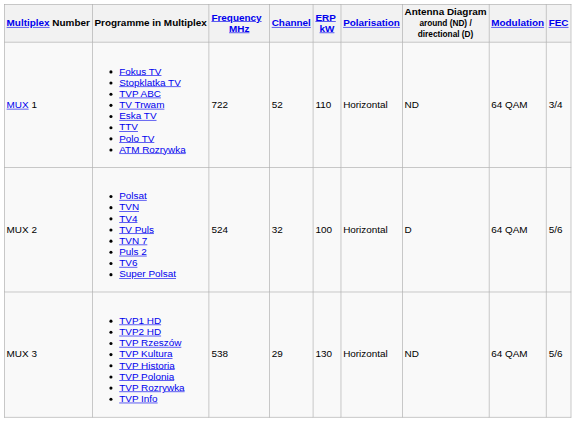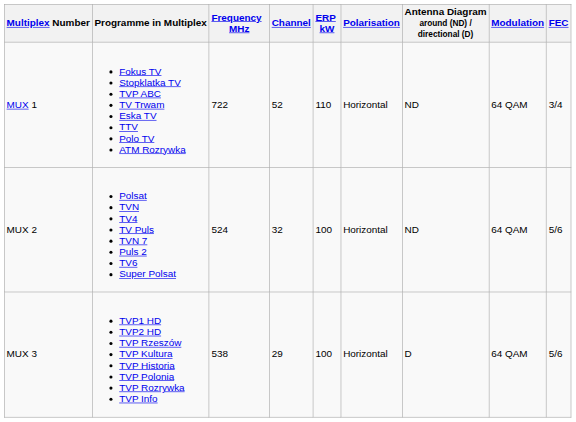(408, 229) D -> (412, 229) ND
(324, 354) 130 -> (324, 354) 100
(412, 354) ND -> (408, 354) D
